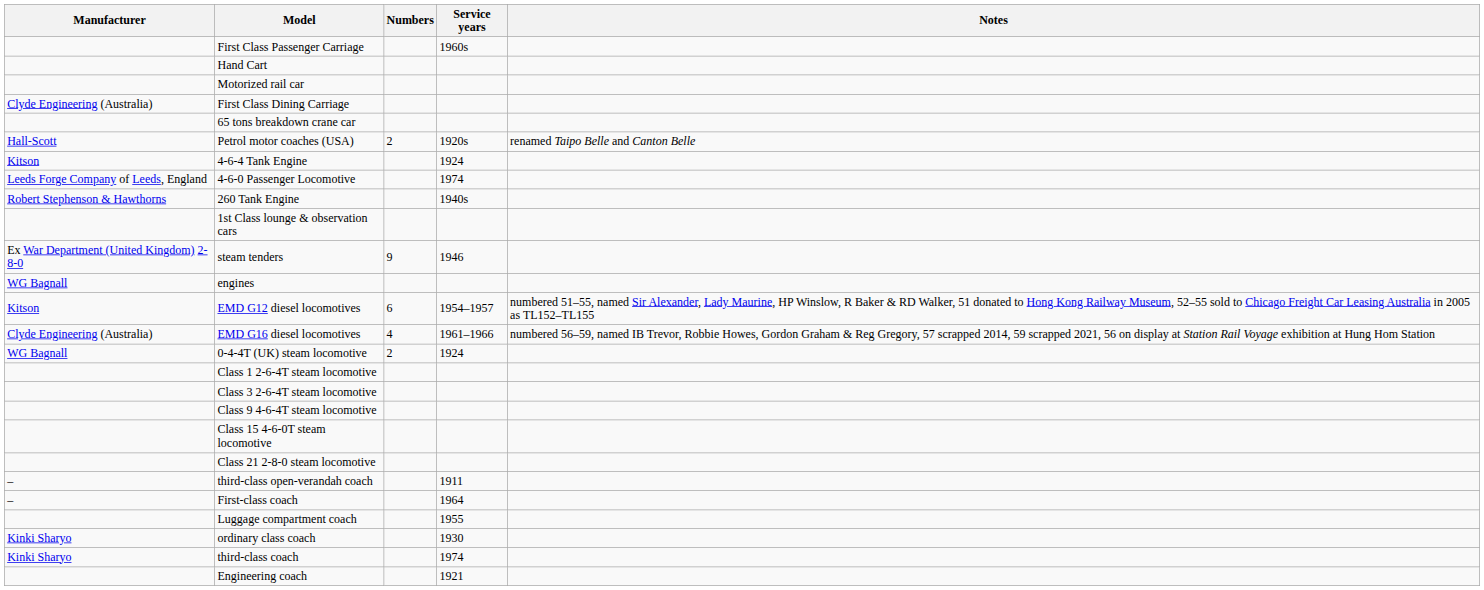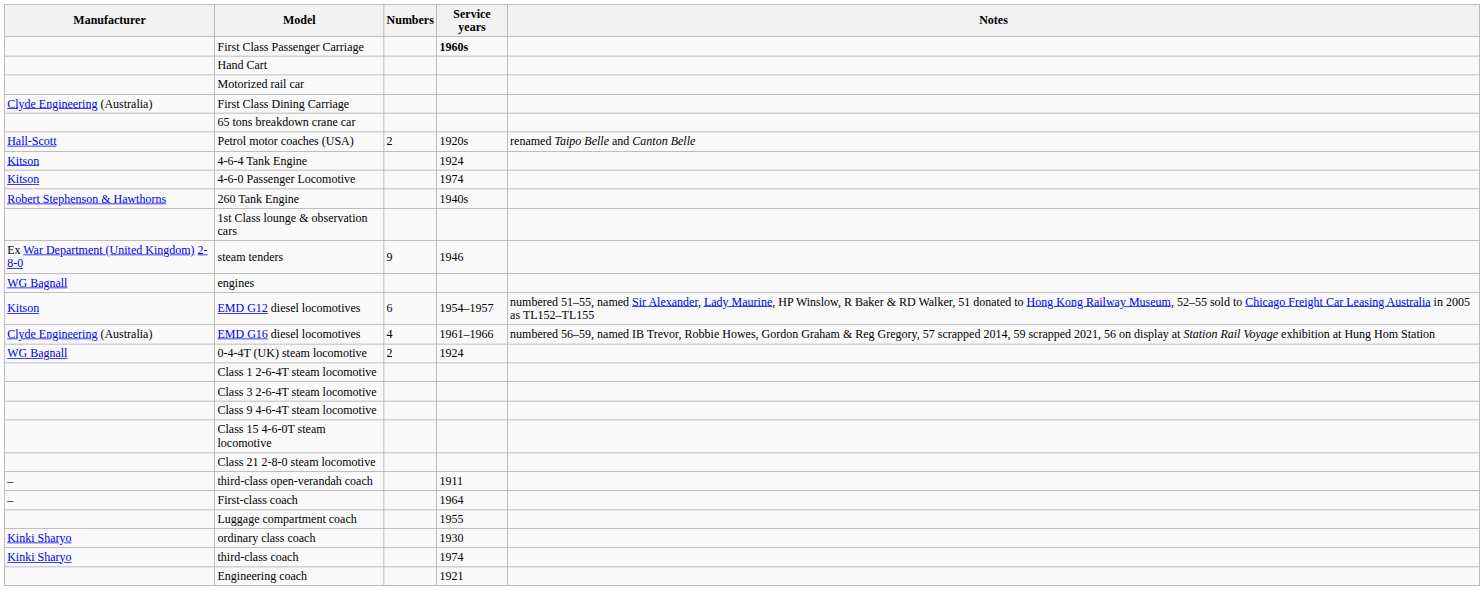(454, 46) normal -> (454, 46) bold
(107, 179) Leeds Forge Company of Leeds, England -> (23, 179) Kitson
